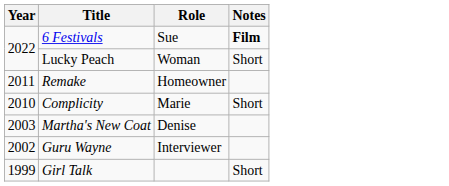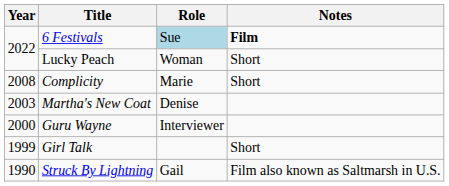(168, 37) no background -> (170, 37) lightblue background
- row: (64, 81)
(22, 103) 2010 -> (22, 81) 2008
(22, 147) 2002 -> (22, 125) 2000
+ row: (98, 170)
